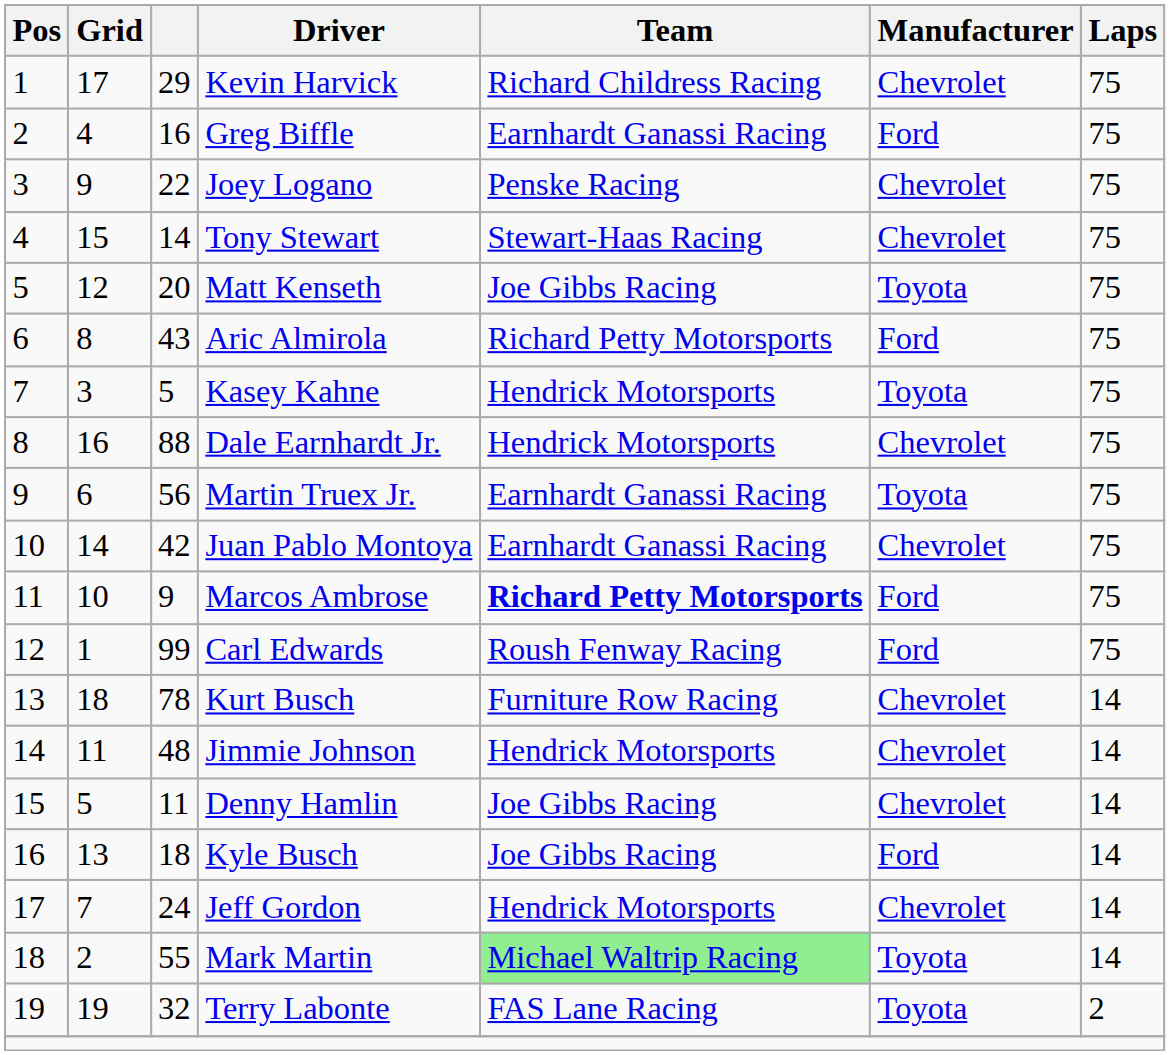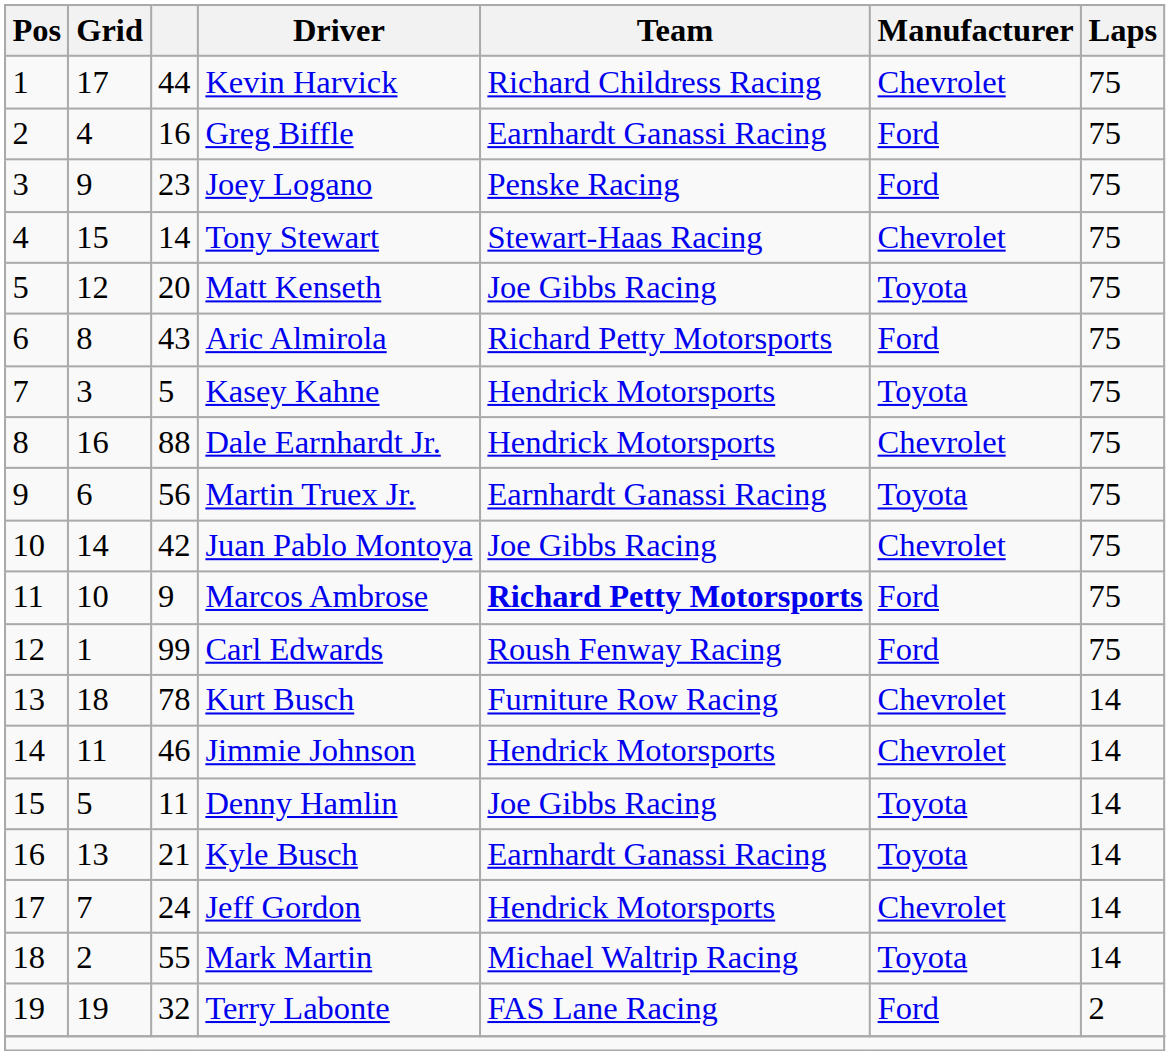(174, 81) 29 -> (174, 81) 44
(174, 184) 22 -> (174, 184) 23
(942, 184) Chevrolet -> (908, 184) Ford
(657, 545) Earnhardt Ganassi Racing -> (602, 545) Joe Gibbs Racing
(174, 751) 48 -> (174, 751) 46
(942, 802) Chevrolet -> (922, 802) Toyota
(174, 854) 18 -> (174, 854) 21
(602, 854) Joe Gibbs Racing -> (657, 854) Earnhardt Ganassi Racing
(908, 854) Ford -> (922, 854) Toyota
(643, 957) lightgreen background -> (643, 957) no background
(922, 1008) Toyota -> (908, 1008) Ford
